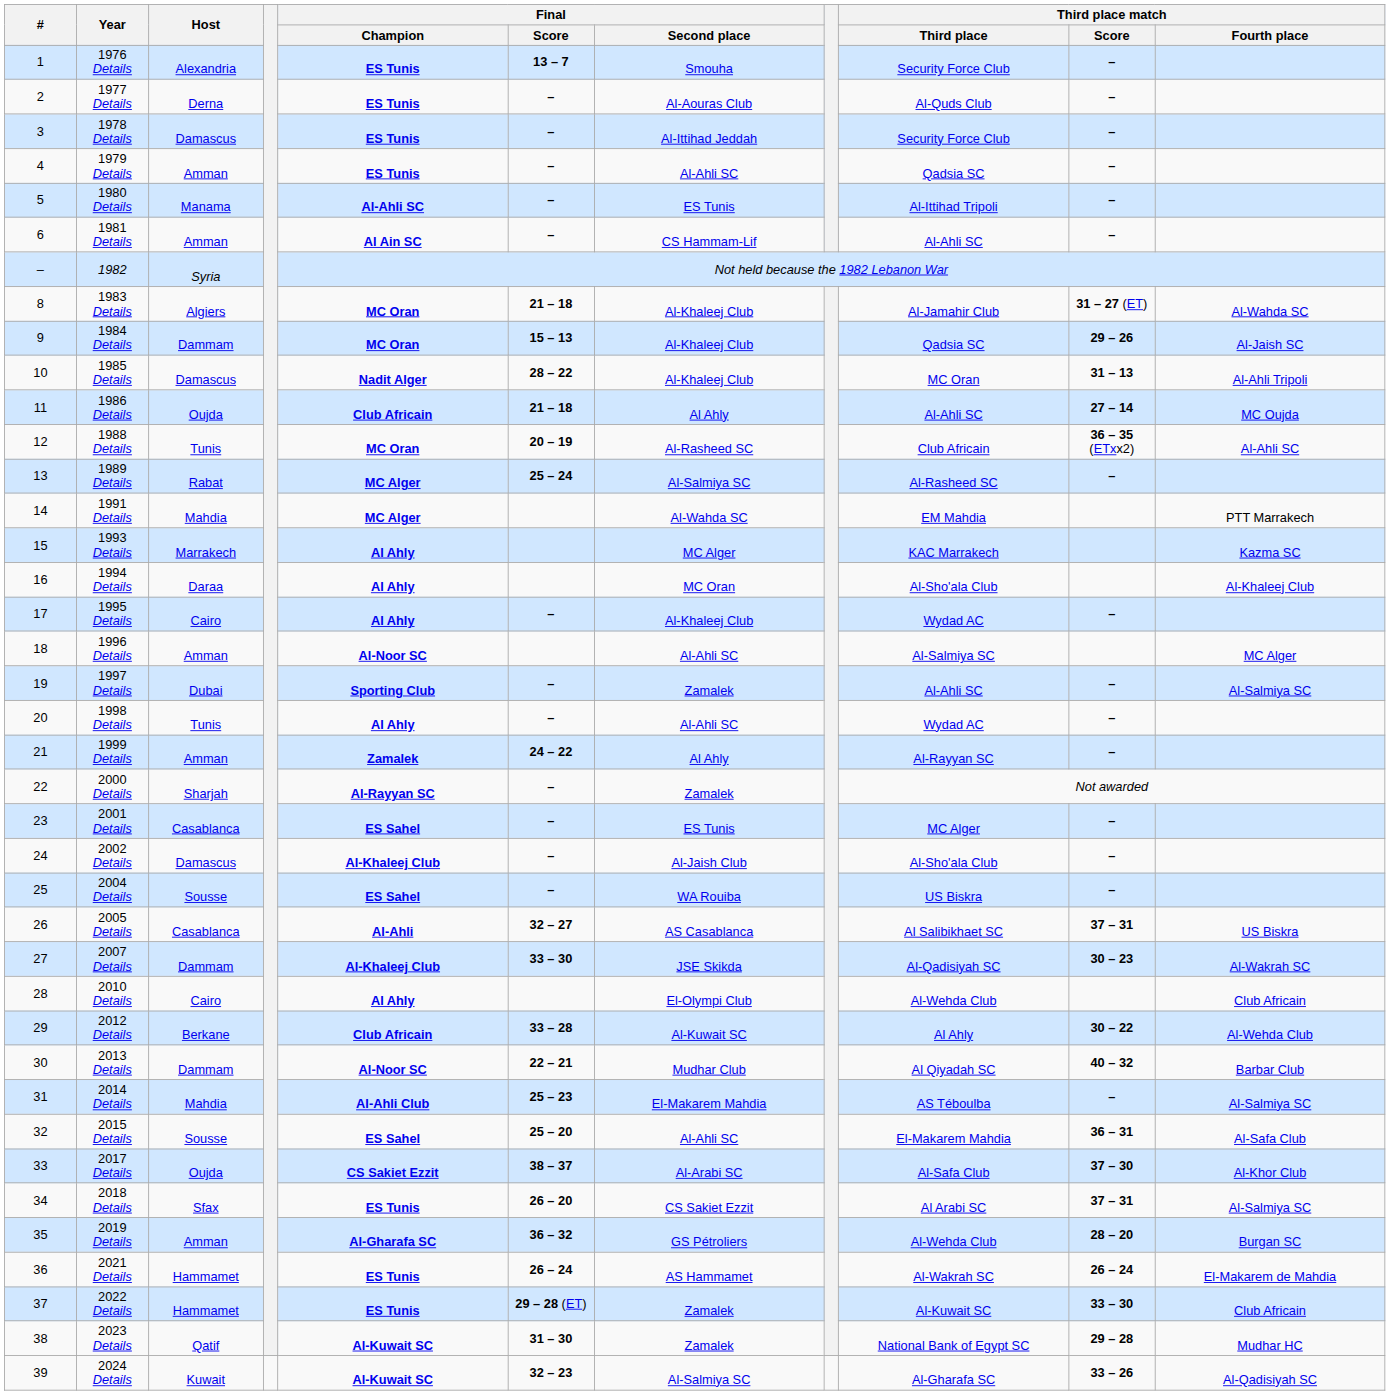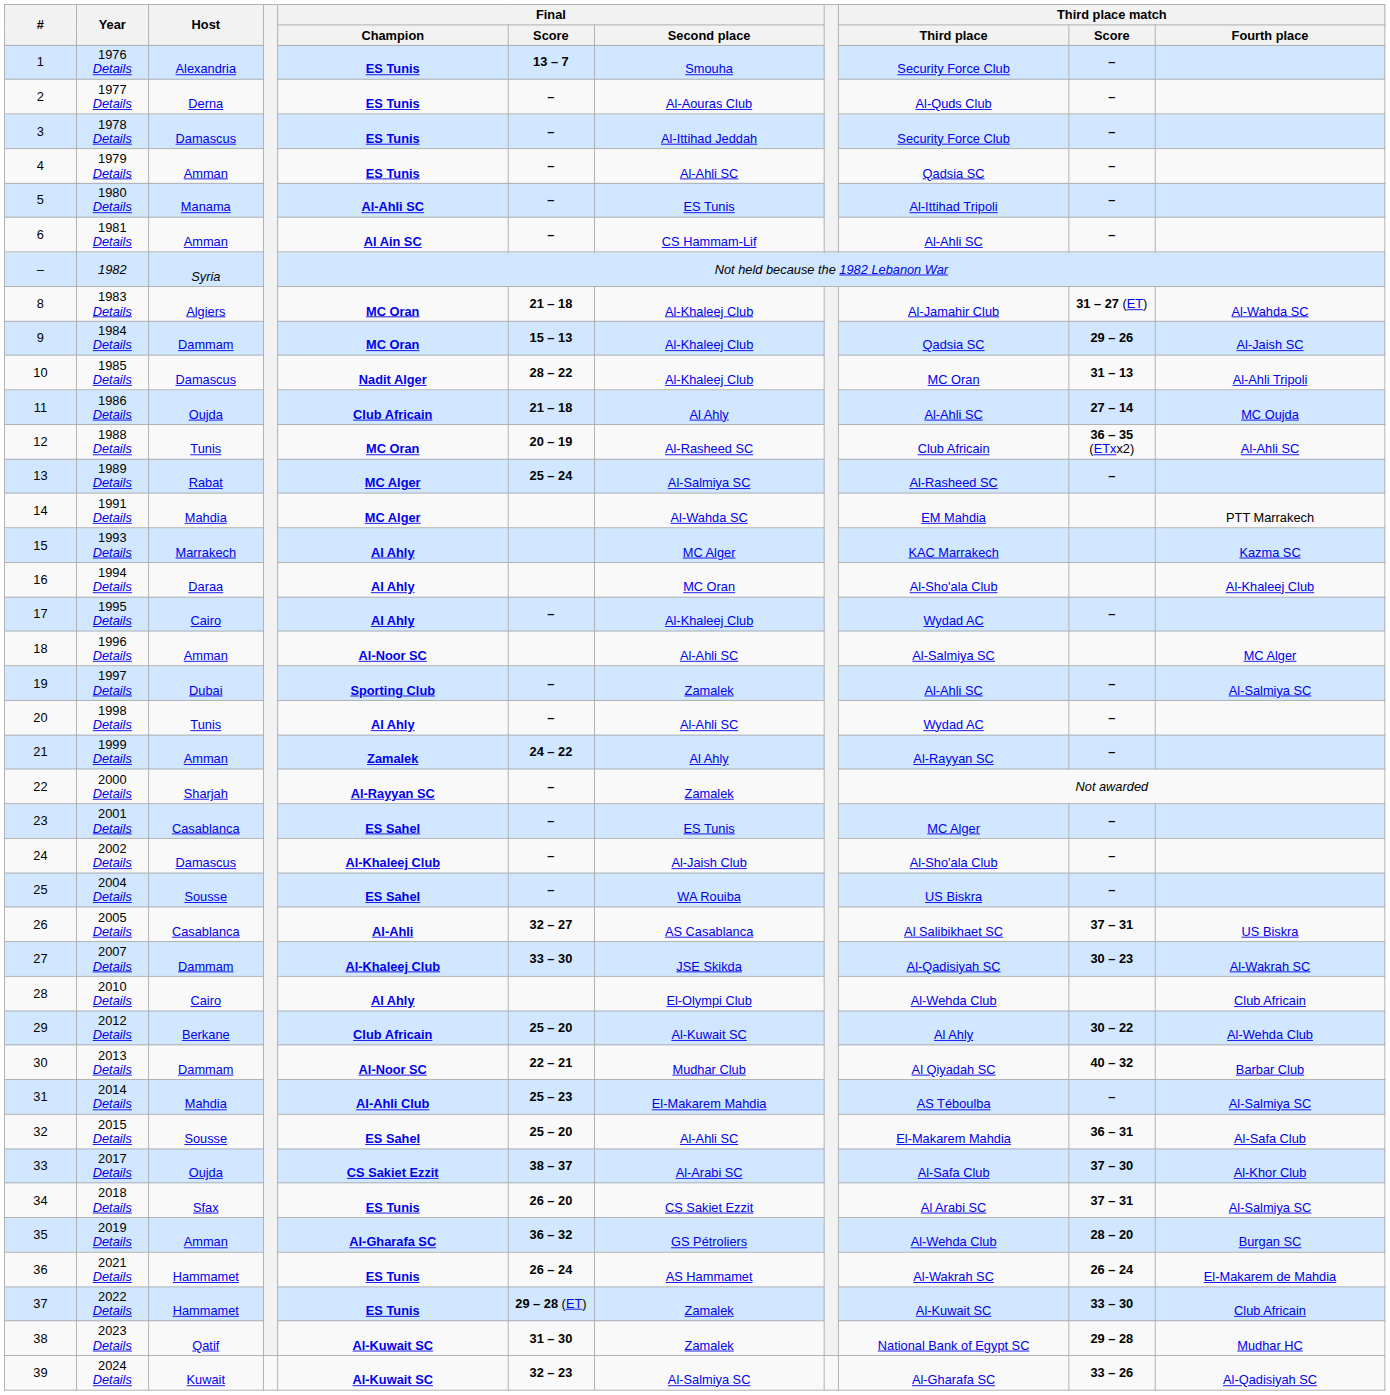(551, 1028) 33 – 28 -> (551, 1028) 25 – 20
